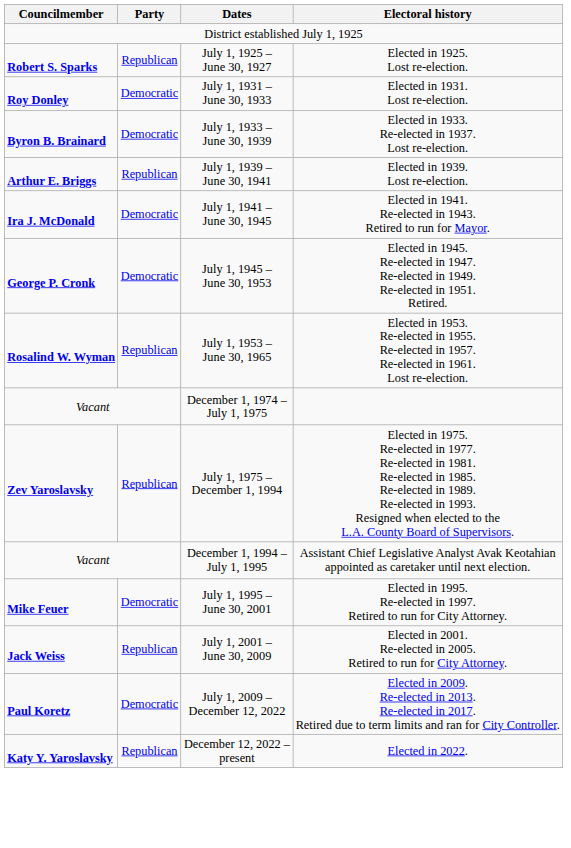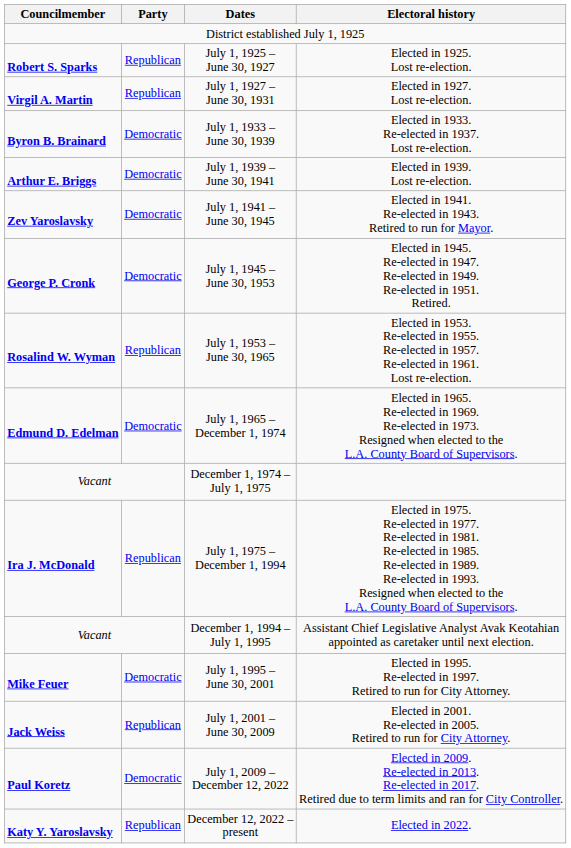+ row: (240, 93)
- row: (237, 93)
(149, 174) Republican -> (153, 174) Democratic
(51, 221) Ira J. McDonald -> (50, 221) Zev Yaroslavsky
+ row: (240, 425)
(50, 490) Zev Yaroslavsky -> (51, 565) Ira J. McDonald
